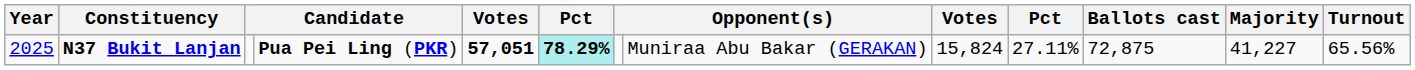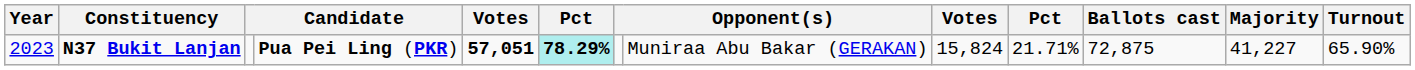(32, 50) 2025 -> (32, 50) 2023
(1045, 50) 27.11% -> (1045, 50) 21.71%
(1361, 50) 65.56% -> (1361, 50) 65.90%
